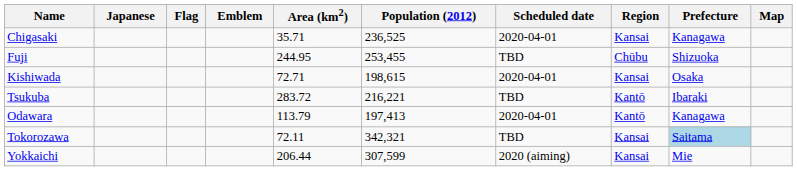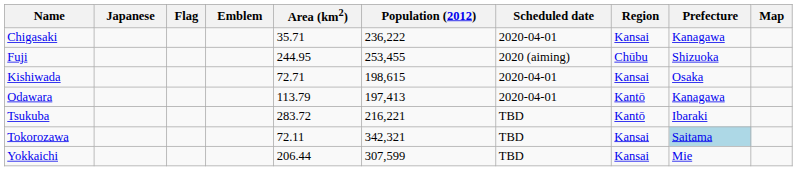(385, 37) 236,525 -> (385, 37) 236,222
(511, 57) TBD -> (534, 57) 2020 (aiming)
rows swapped: (30, 116) <-> (28, 96)
(534, 156) 2020 (aiming) -> (511, 156) TBD
